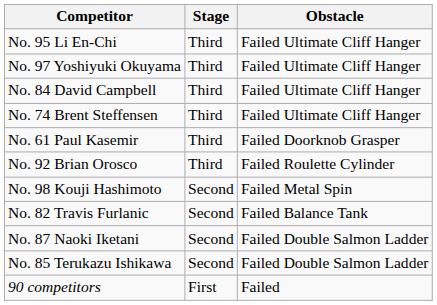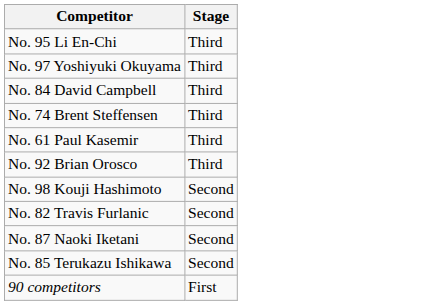- column: (335, 16)
